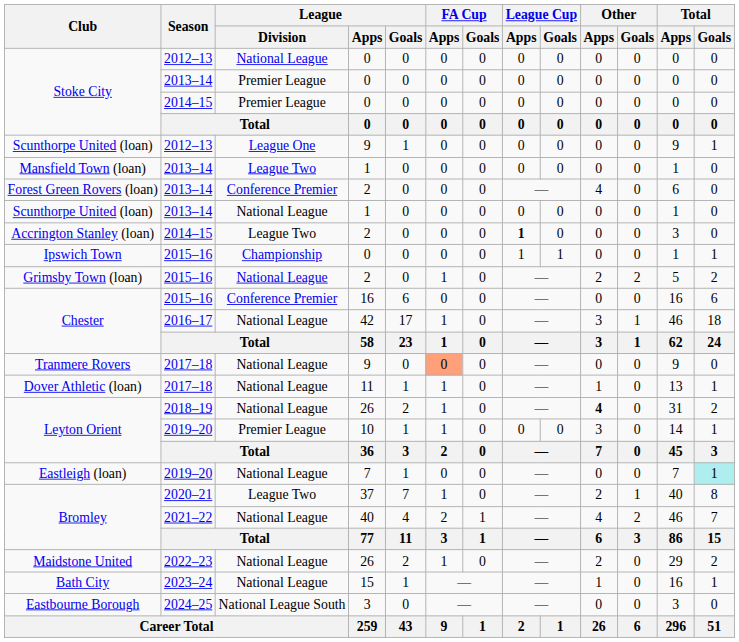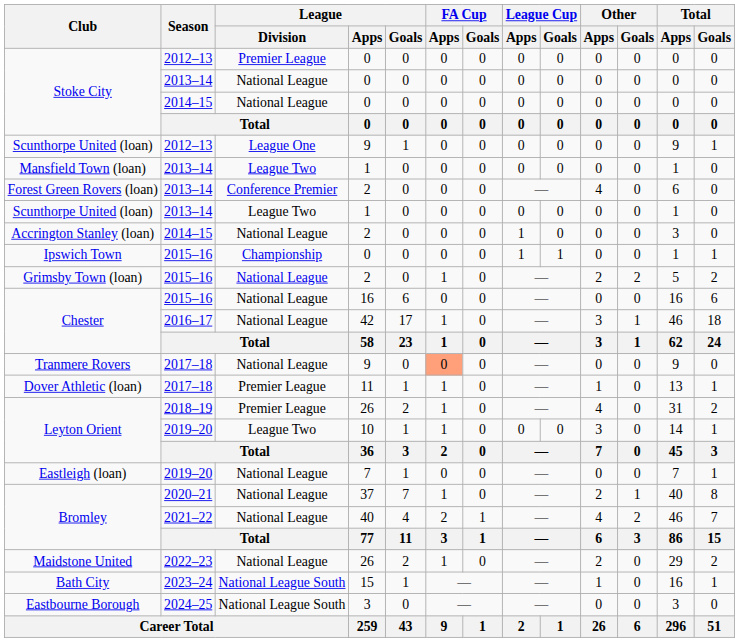(282, 59) National League -> (282, 59) Premier League
(282, 80) Premier League -> (282, 80) National League
(282, 102) Premier League -> (282, 102) National League
(282, 211) National League -> (282, 211) League Two
(282, 233) League Two -> (282, 233) National League
(521, 233) bold -> (521, 233) normal
(282, 299) Conference Premier -> (282, 299) National League
(282, 386) National League -> (282, 386) Premier League
(282, 408) National League -> (282, 408) Premier League
(599, 408) bold -> (599, 408) normal
(282, 430) Premier League -> (282, 430) League Two
(714, 473) paleturquoise background -> (714, 473) no background
(282, 495) League Two -> (282, 495) National League
(282, 582) National League -> (282, 582) National League South
